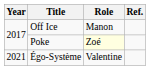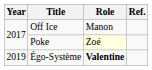(16, 57) 2021 -> (16, 57) 2019
(104, 57) normal -> (105, 57) bold
